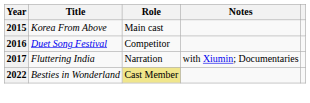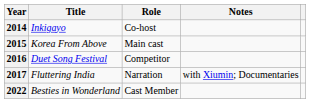+ row: (17, 28)
(151, 75) khaki background -> (151, 91) no background
